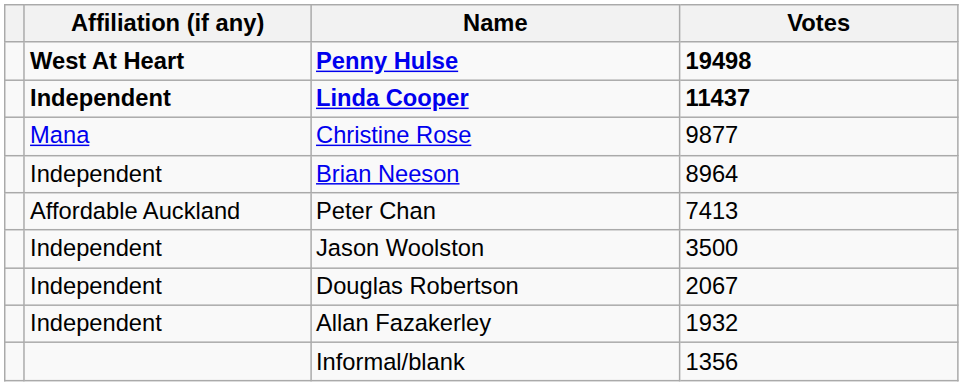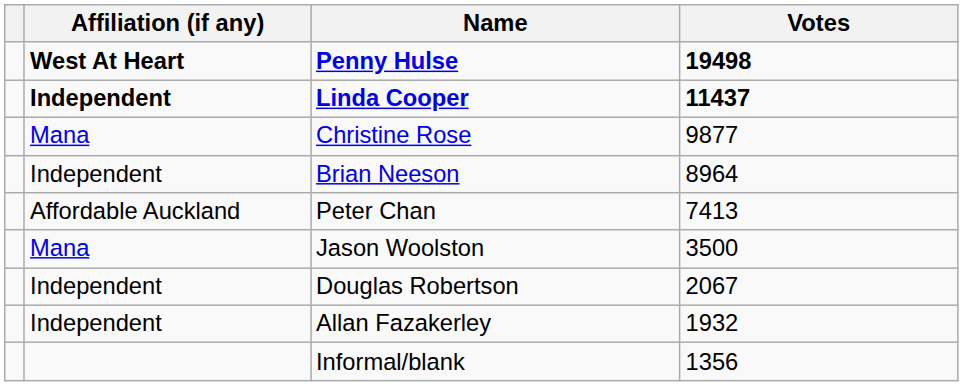(96, 248) Independent -> (60, 248) Mana
